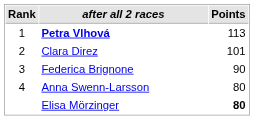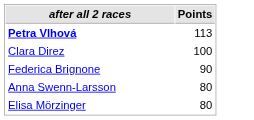- column: (22, 14)
(236, 51) 101 -> (203, 51) 100
(239, 105) bold -> (206, 105) normal
